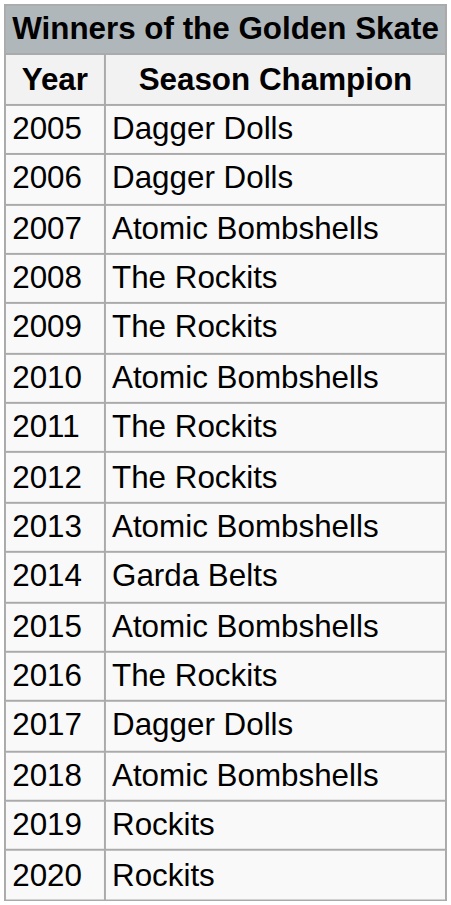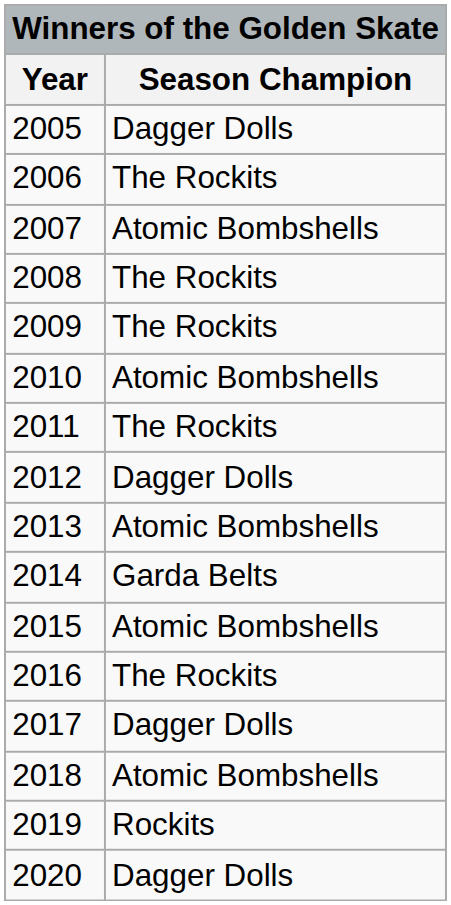(203, 178) Dagger Dolls -> (195, 178) The Rockits
(195, 476) The Rockits -> (203, 476) Dagger Dolls
(163, 874) Rockits -> (203, 874) Dagger Dolls
